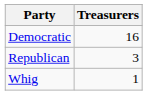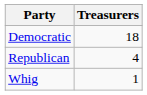(132, 36) 16 -> (132, 36) 18
(136, 57) 3 -> (136, 57) 4
